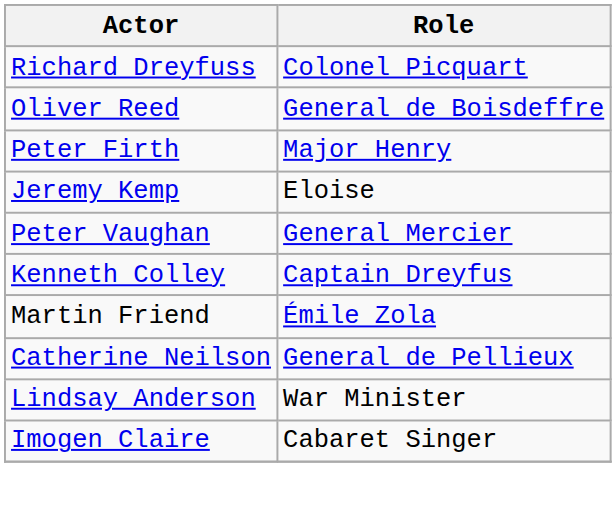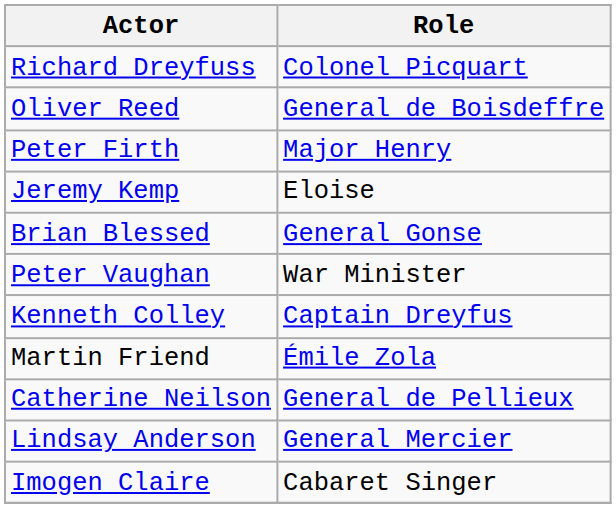+ row: (110, 233)
(398, 233) General Mercier -> (375, 275) War Minister
(375, 399) War Minister -> (398, 441) General Mercier
